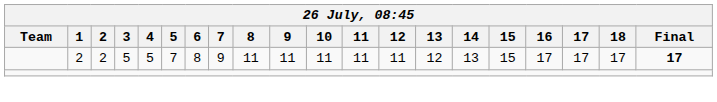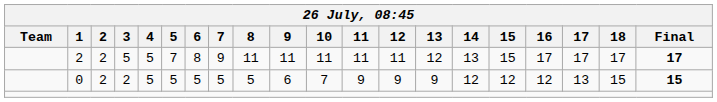+ row: (79, 80)
